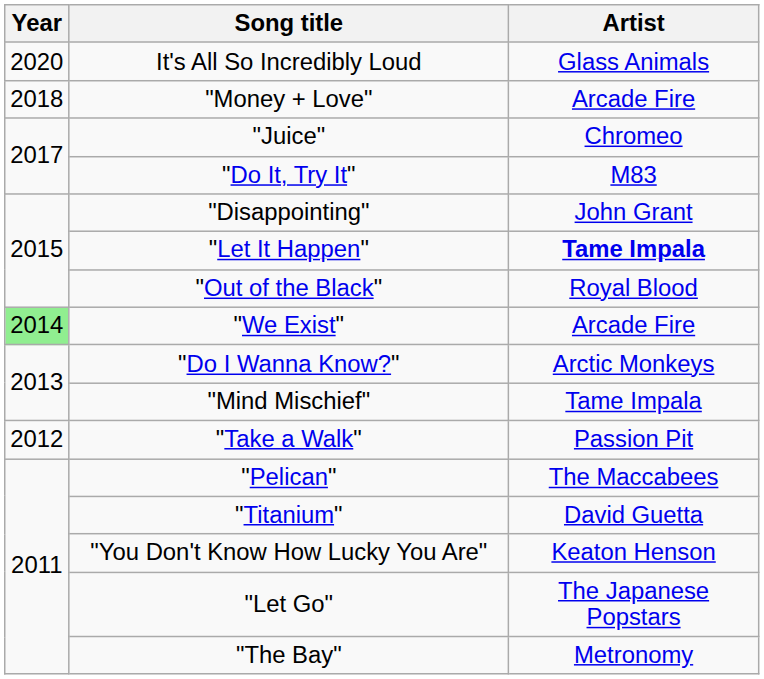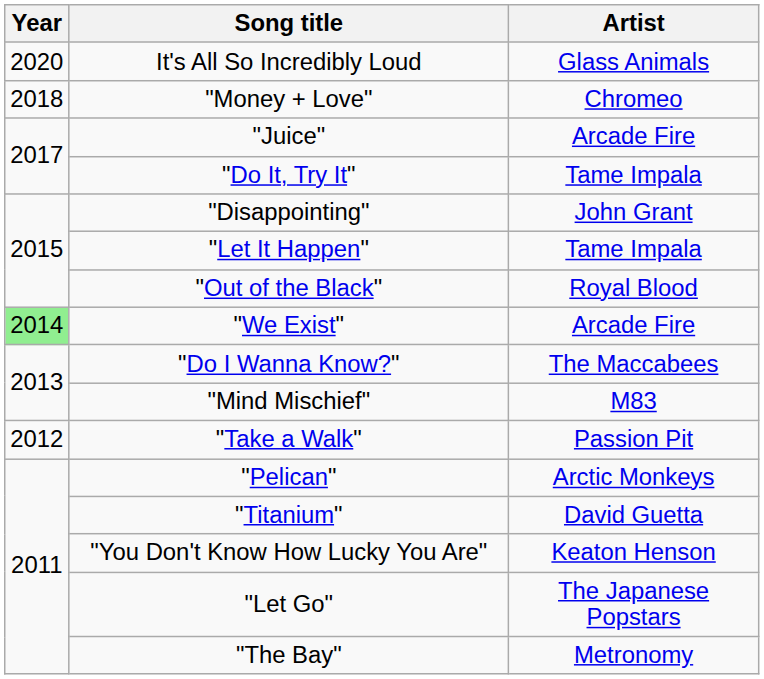(634, 99) Arcade Fire -> (634, 99) Chromeo
(634, 136) Chromeo -> (634, 136) Arcade Fire
(634, 174) M83 -> (634, 174) Tame Impala
(634, 250) bold -> (634, 250) normal
(634, 363) Arctic Monkeys -> (634, 363) The Maccabees
(634, 401) Tame Impala -> (634, 401) M83
(634, 477) The Maccabees -> (634, 477) Arctic Monkeys
